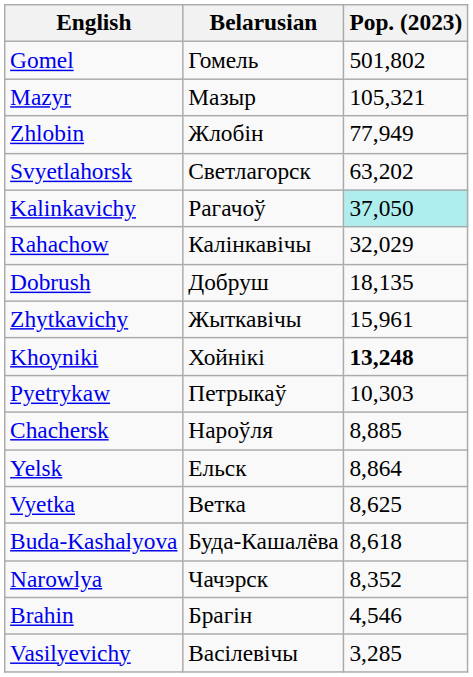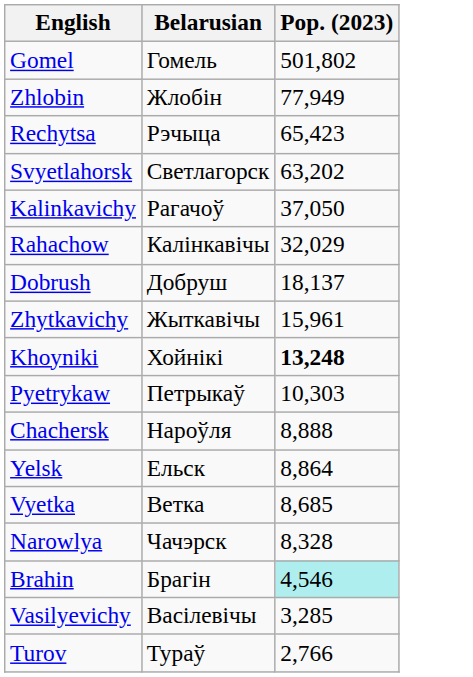- row: (41, 97)
+ row: (53, 134)
(382, 208) paleturquoise background -> (312, 208) no background
(382, 282) 18,135 -> (312, 282) 18,137
(376, 430) 8,885 -> (307, 430) 8,888
(376, 504) 8,625 -> (307, 504) 8,685
- row: (94, 541)
(376, 578) 8,352 -> (307, 541) 8,328
(376, 615) no background -> (307, 578) paleturquoise background
+ row: (38, 652)
